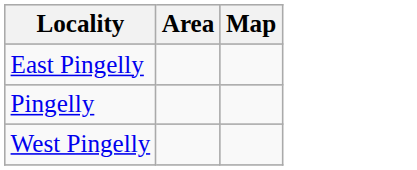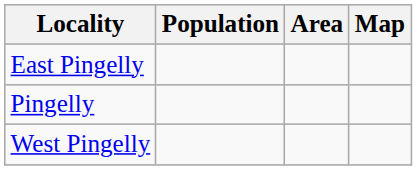+ column: (220, 24)
